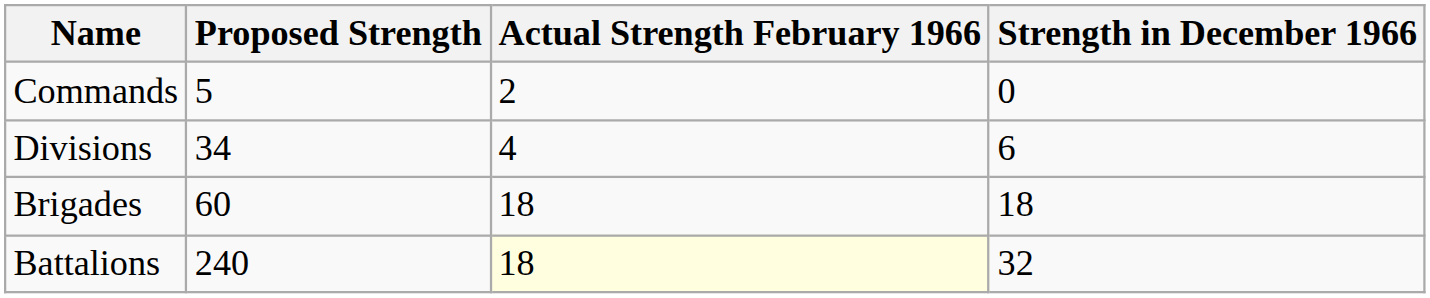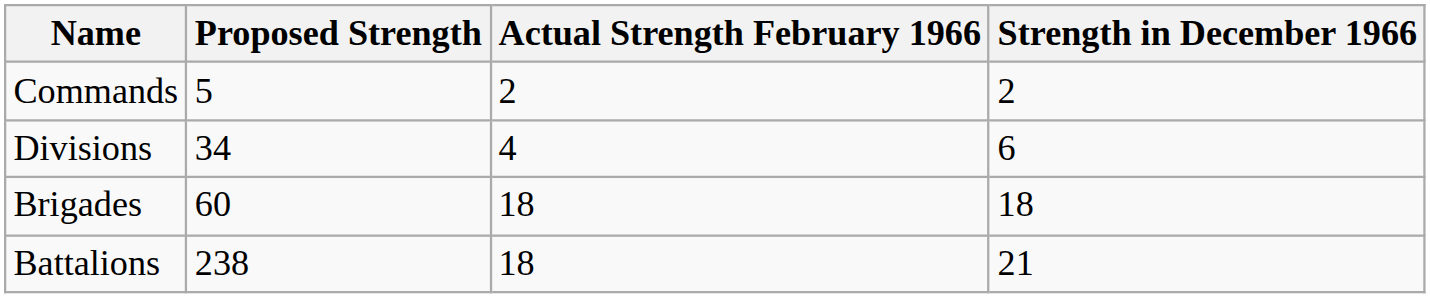(1007, 90) 0 -> (1007, 90) 2
(222, 262) 240 -> (222, 262) 238
(517, 262) lightyellow background -> (517, 262) no background
(1016, 262) 32 -> (1016, 262) 21
